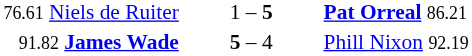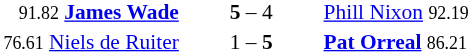rows swapped: (99, 41) <-> (91, 12)
